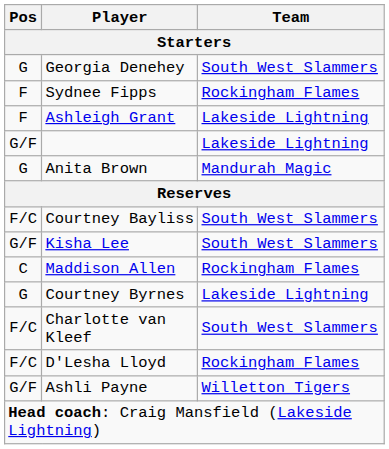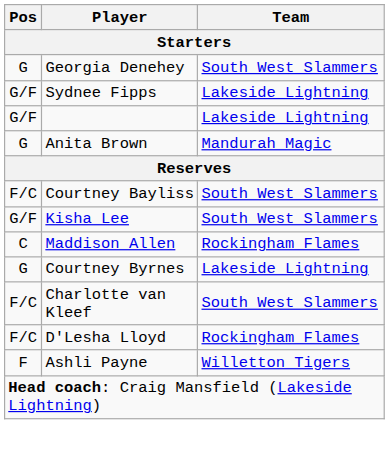(23, 93) F -> (23, 93) G/F
(280, 93) Rockingham Flames -> (285, 93) Lakeside Lightning
- row: (110, 118)
(23, 388) G/F -> (23, 363) F
